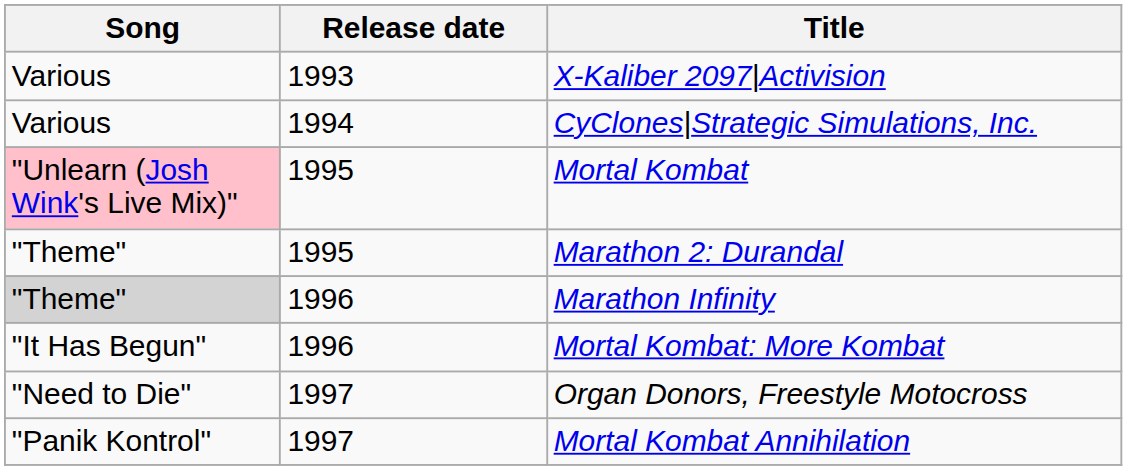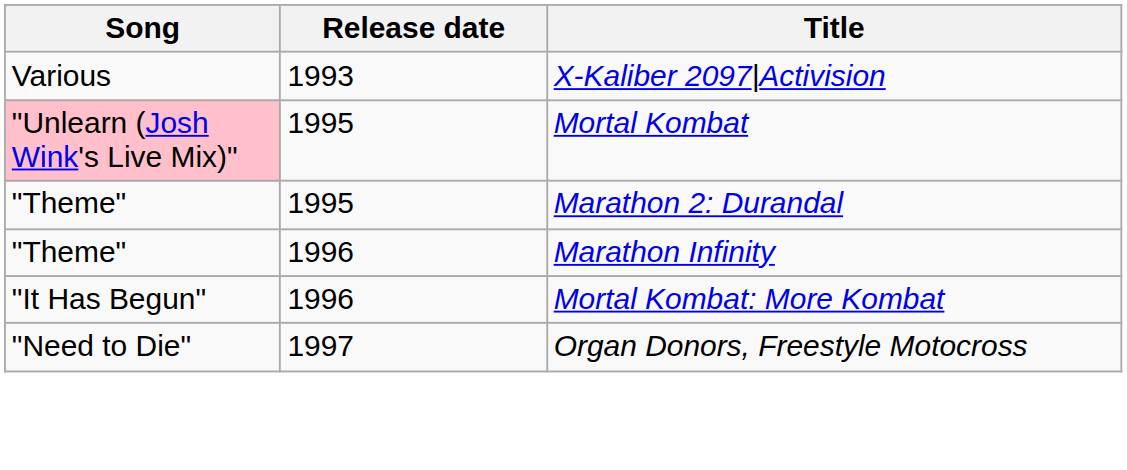- row: (795, 123)
(69, 299) lightgrey background -> (69, 251) no background
- row: (732, 441)
